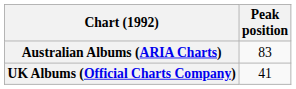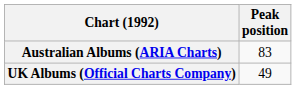(265, 73) 41 -> (265, 73) 49
